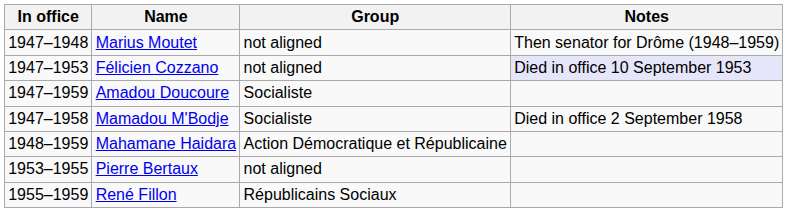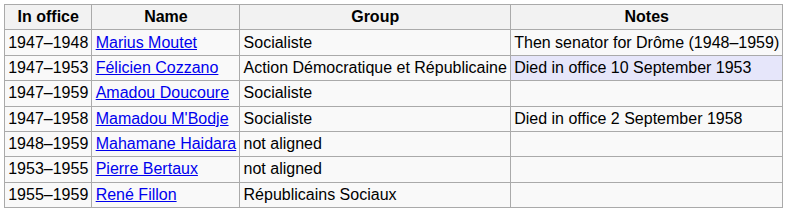(283, 42) not aligned -> (278, 42) Socialiste
(283, 67) not aligned -> (375, 67) Action Démocratique et Républicaine
(375, 144) Action Démocratique et Républicaine -> (283, 144) not aligned
